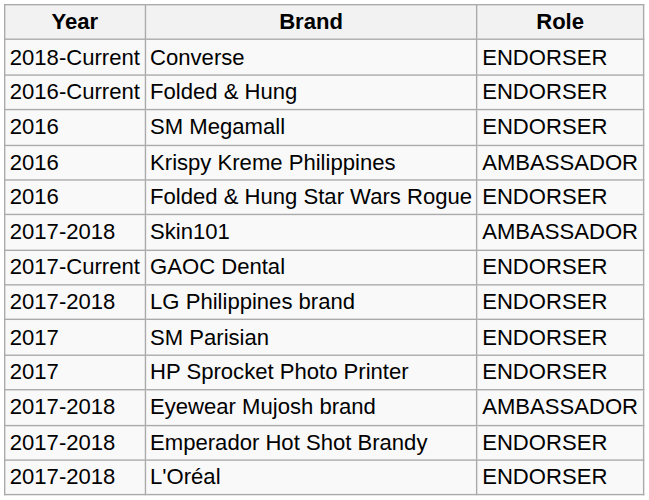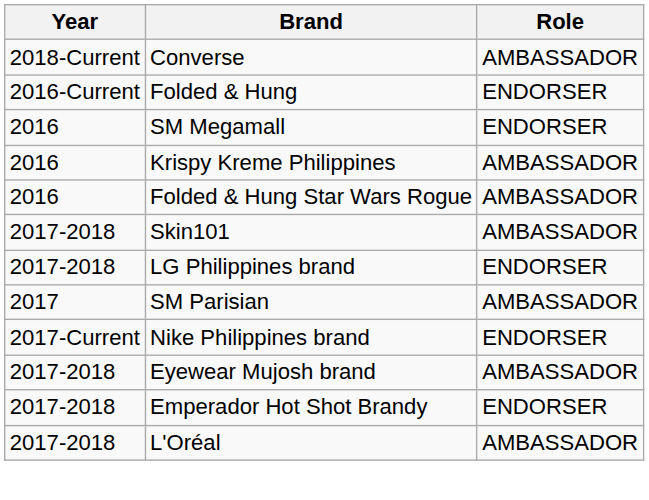(545, 57) ENDORSER -> (560, 57) AMBASSADOR
(545, 197) ENDORSER -> (560, 197) AMBASSADOR
- row: (218, 267)
(545, 337) ENDORSER -> (560, 302) AMBASSADOR
+ row: (260, 337)
- row: (279, 372)
(545, 477) ENDORSER -> (560, 442) AMBASSADOR
